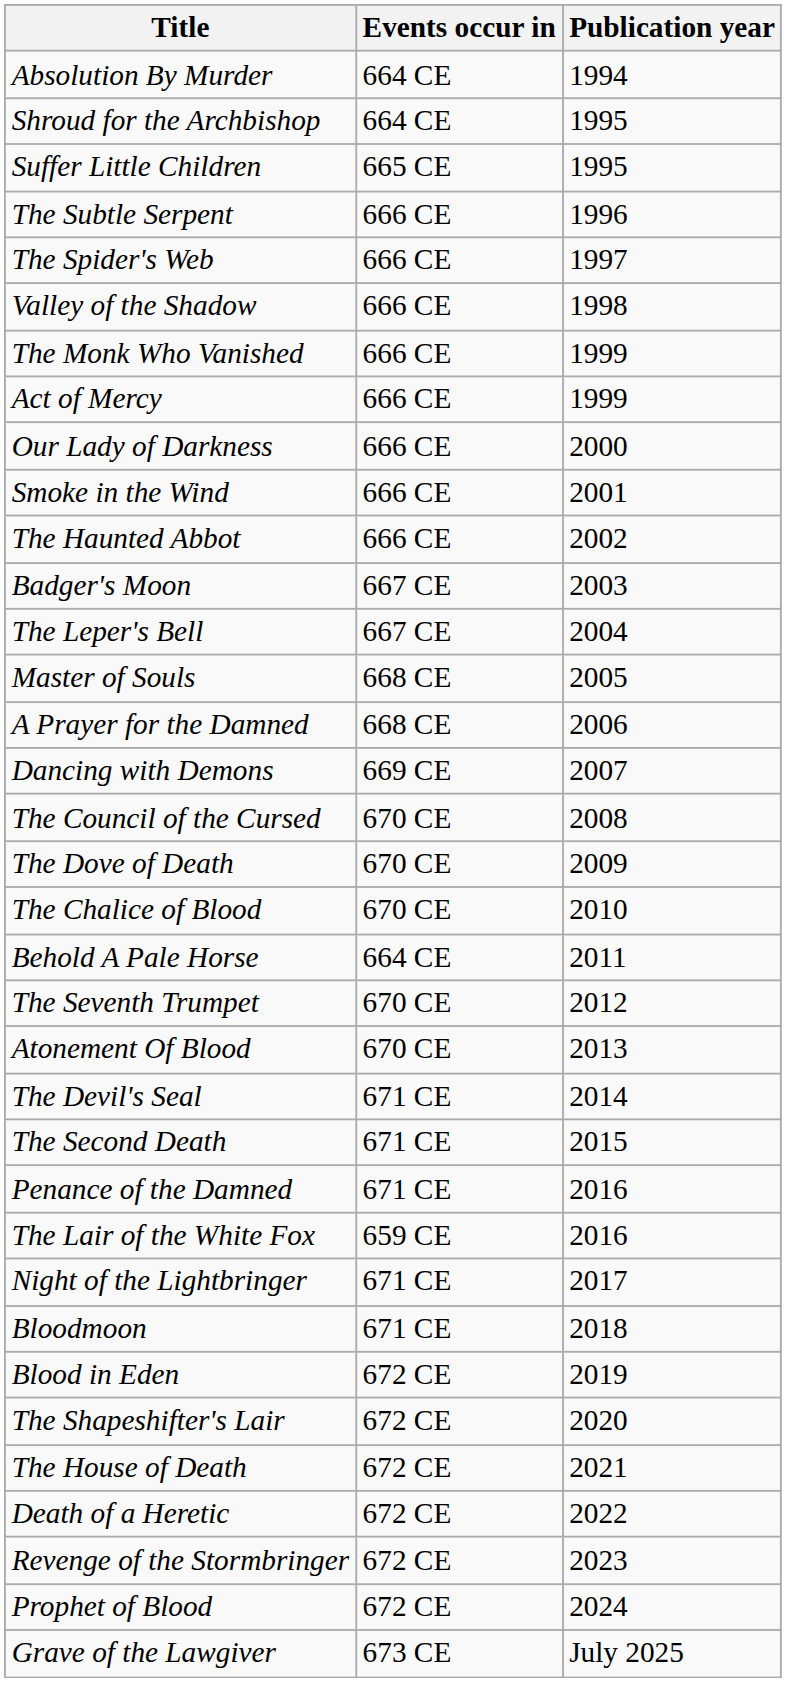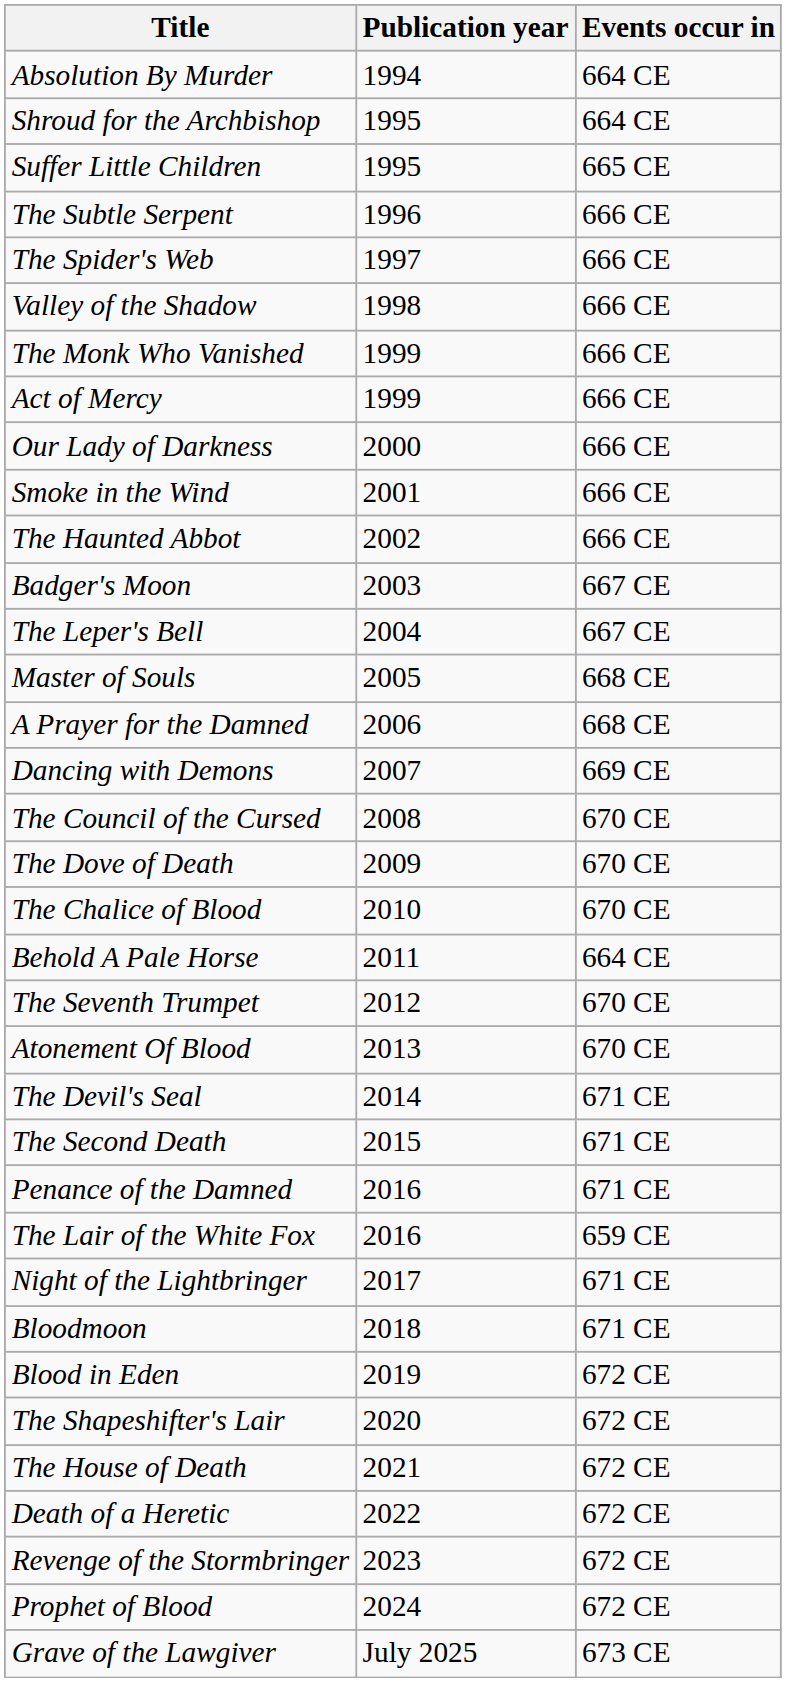columns swapped: (672, 27) <-> (459, 27)
